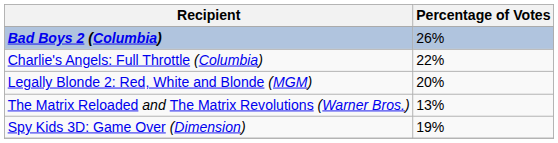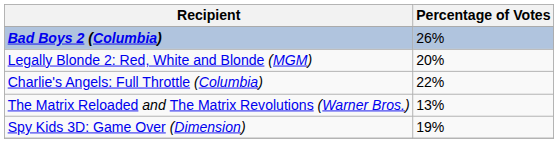rows swapped: (135, 60) <-> (160, 82)
